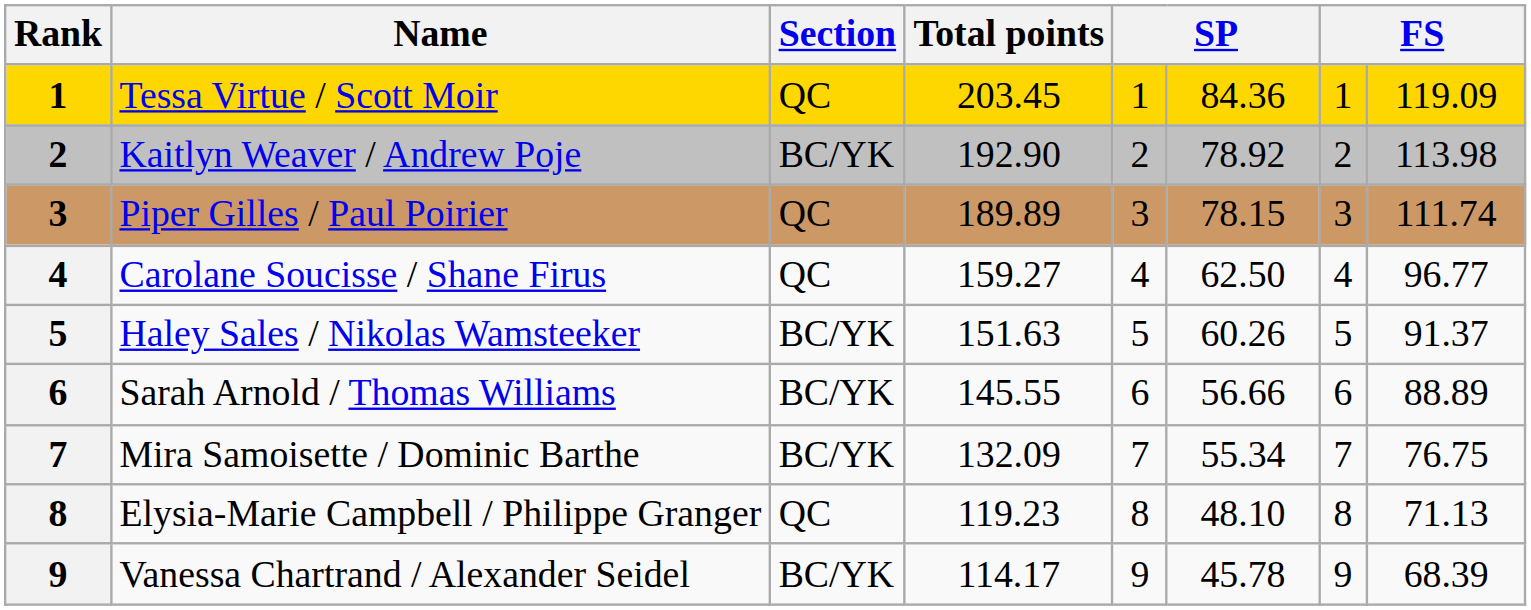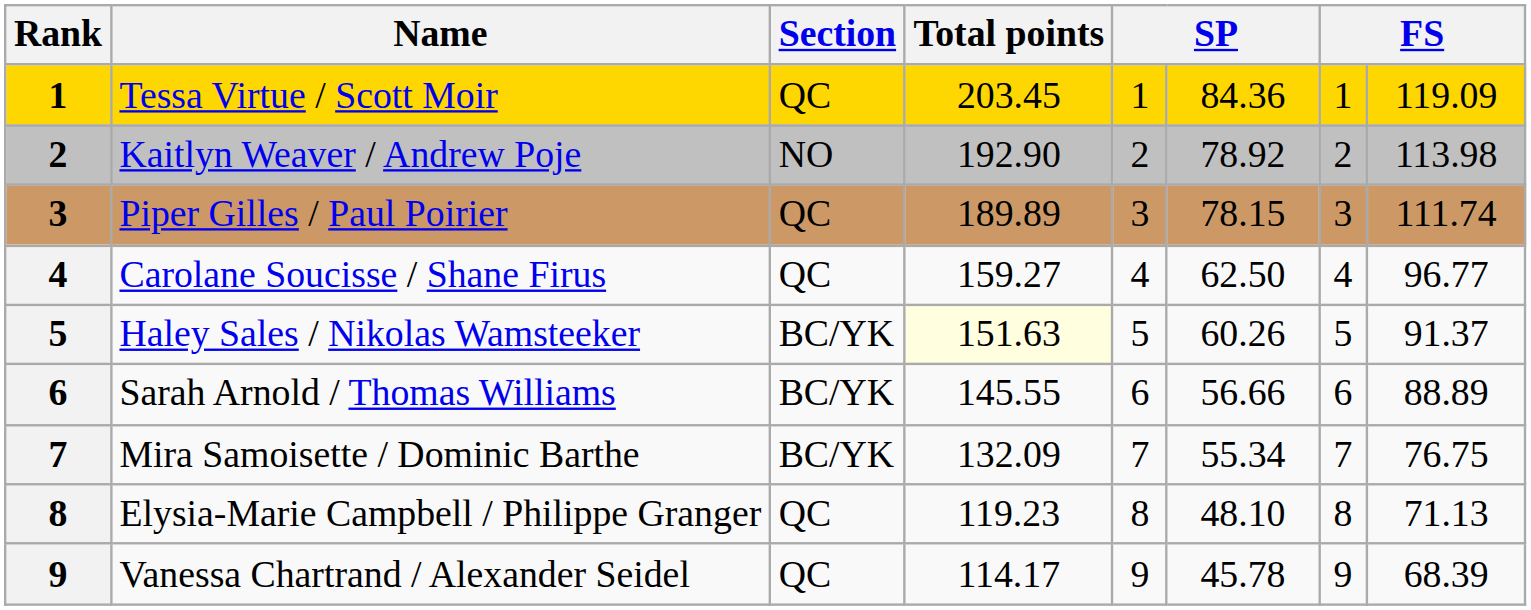(836, 154) BC/YK -> (806, 154) NO
(1009, 333) no background -> (1009, 333) lightyellow background
(836, 573) BC/YK -> (805, 573) QC
